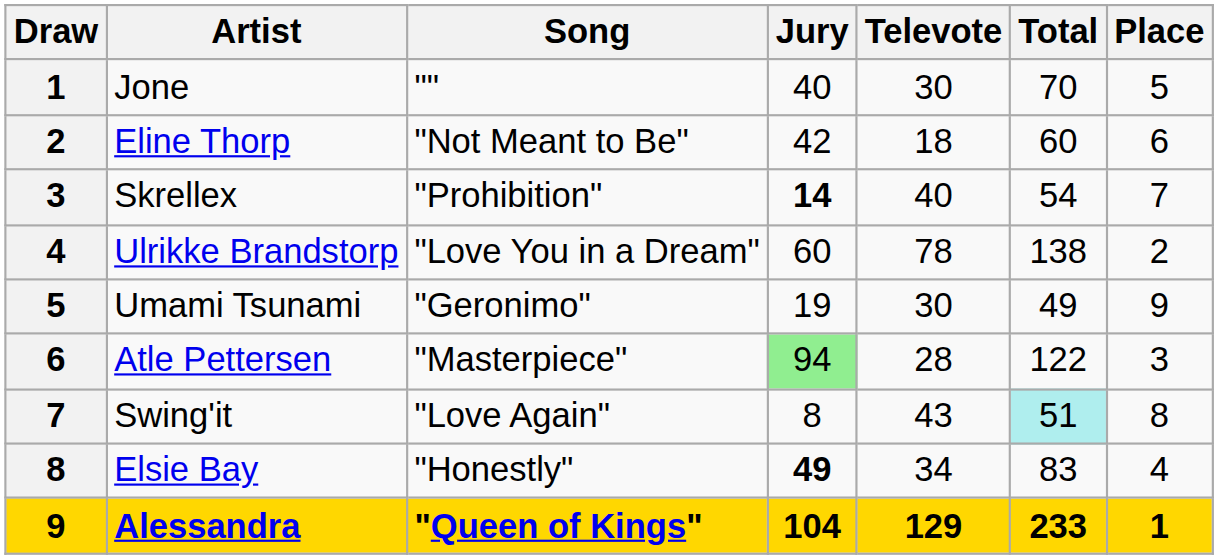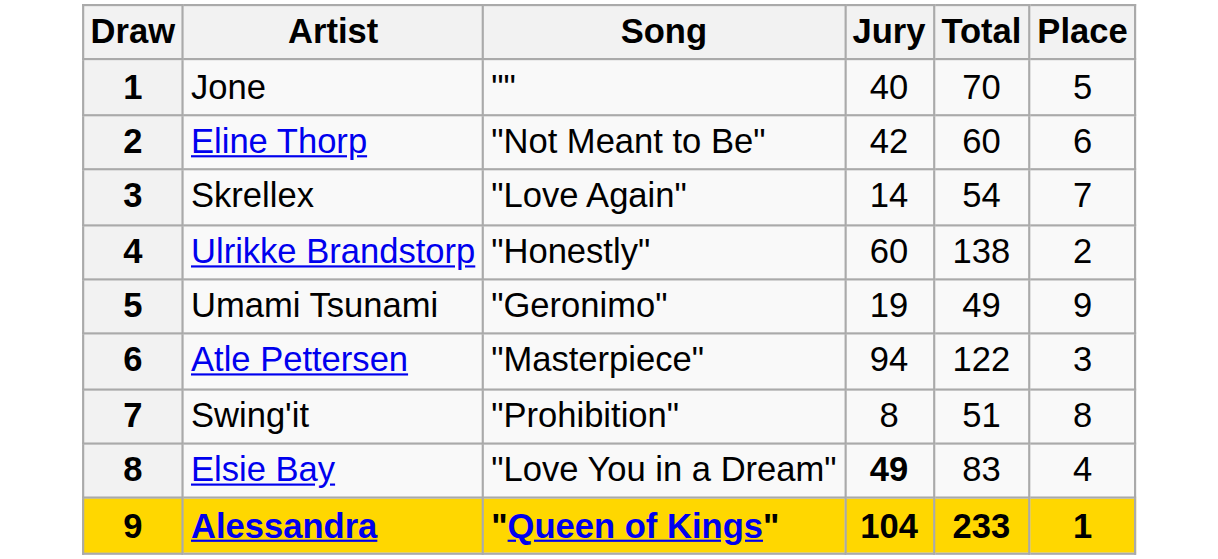- column: (933, 31)
(508, 196) "Prohibition" -> (589, 196) "Love Again"
(812, 196) bold -> (889, 196) normal
(587, 251) "Love You in a Dream" -> (571, 251) "Honestly"
(812, 360) lightgreen background -> (889, 360) no background
(512, 415) "Love Again" -> (585, 415) "Prohibition"
(1058, 415) paleturquoise background -> (981, 415) no background
(494, 470) "Honestly" -> (664, 470) "Love You in a Dream"
